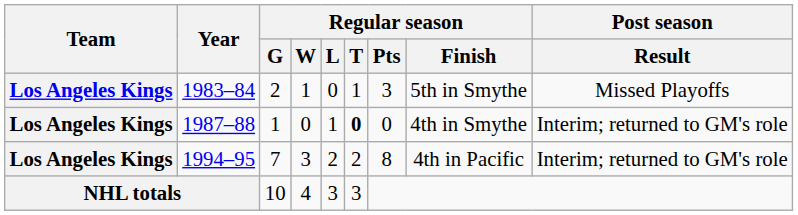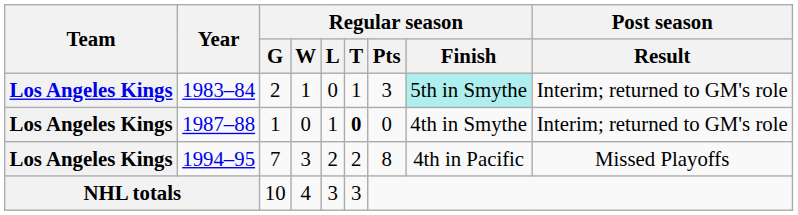(469, 90) no background -> (469, 90) paleturquoise background
(662, 90) Missed Playoffs -> (662, 90) Interim; returned to GM's role
(662, 159) Interim; returned to GM's role -> (662, 159) Missed Playoffs
